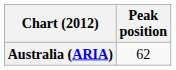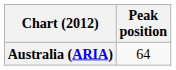(143, 53) 62 -> (143, 53) 64
